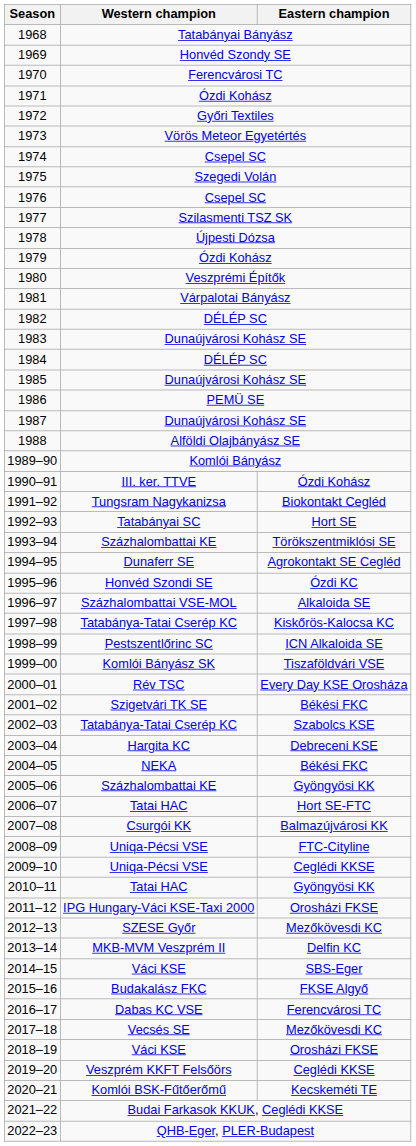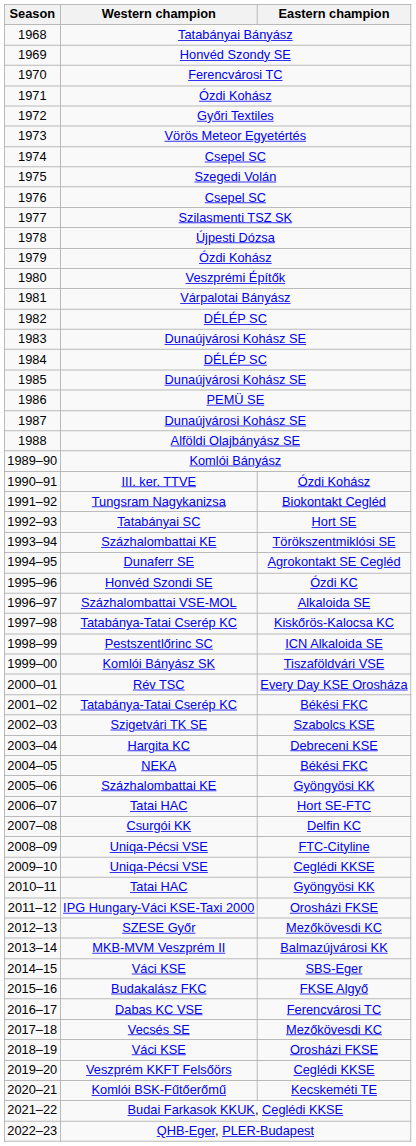(159, 704) Szigetvári TK SE -> (159, 704) Tatabánya-Tatai Cserép KC
(159, 725) Tatabánya-Tatai Cserép KC -> (159, 725) Szigetvári TK SE
(334, 826) Balmazújvárosi KK -> (334, 826) Delfin KC
(334, 948) Delfin KC -> (334, 948) Balmazújvárosi KK
